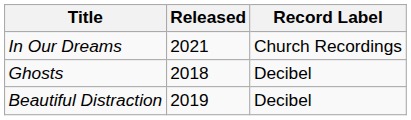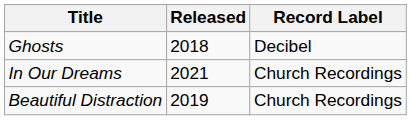rows swapped: (36, 73) <-> (65, 45)
(283, 100) Decibel -> (328, 100) Church Recordings
